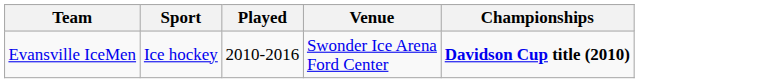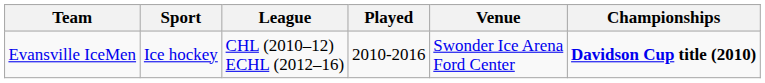+ column: (285, 17)
